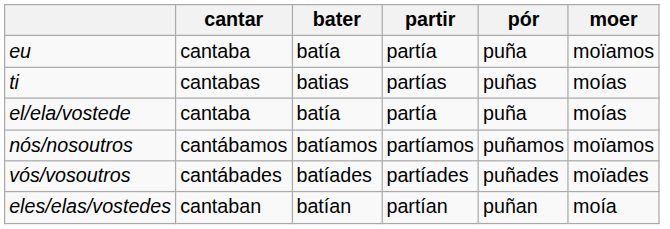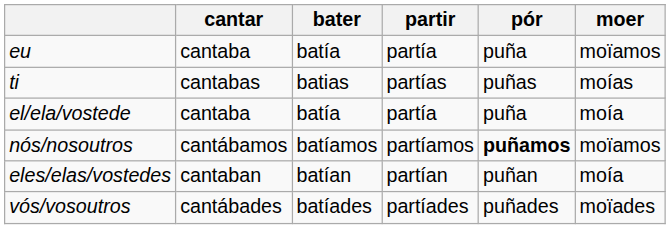(600, 113) moías -> (601, 113) moía
(524, 144) normal -> (527, 144) bold
rows swapped: (70, 176) <-> (90, 207)
